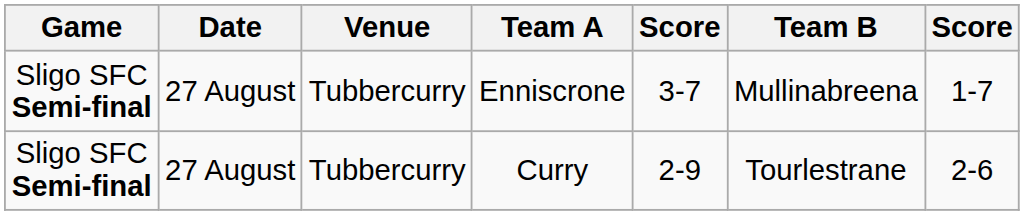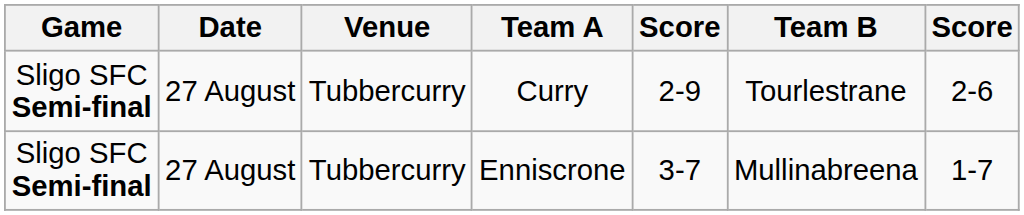rows swapped: (552, 170) <-> (552, 90)
